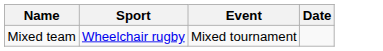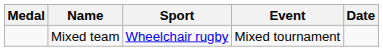+ column: (26, 15)
